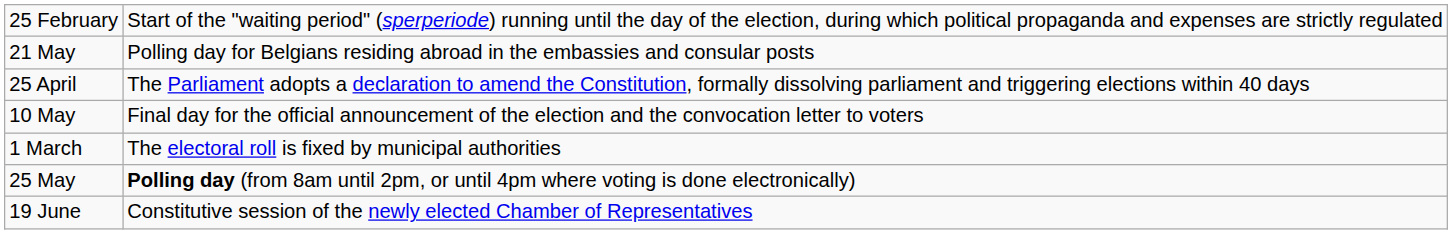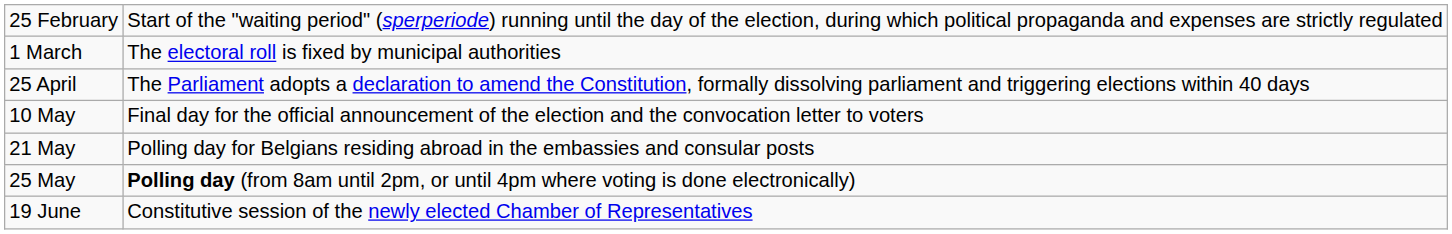rows swapped: (46, 148) <-> (42, 52)
